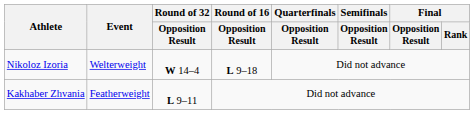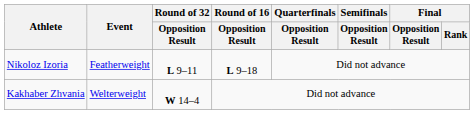(118, 65) Welterweight -> (120, 65) Featherweight
(182, 71) W 14–4 -> (182, 71) L 9–11
(120, 94) Featherweight -> (118, 94) Welterweight
(182, 101) L 9–11 -> (182, 101) W 14–4
